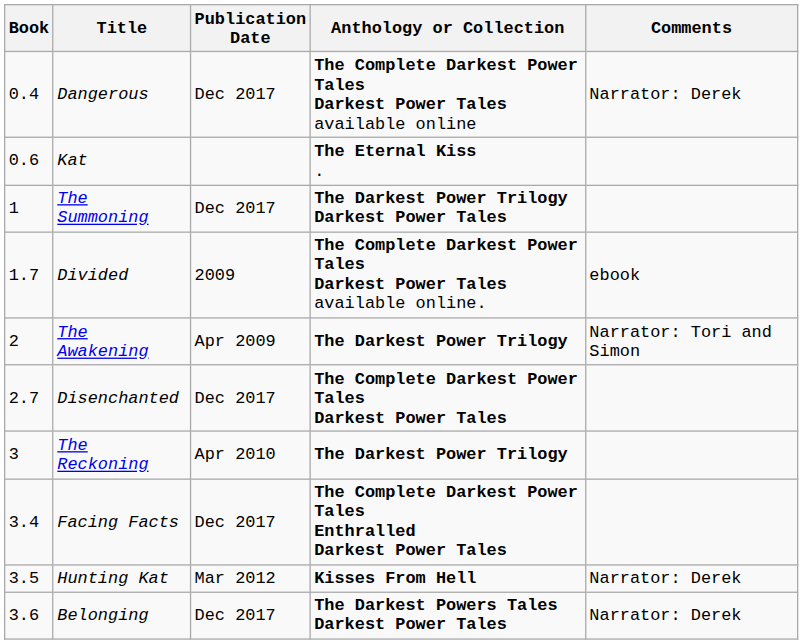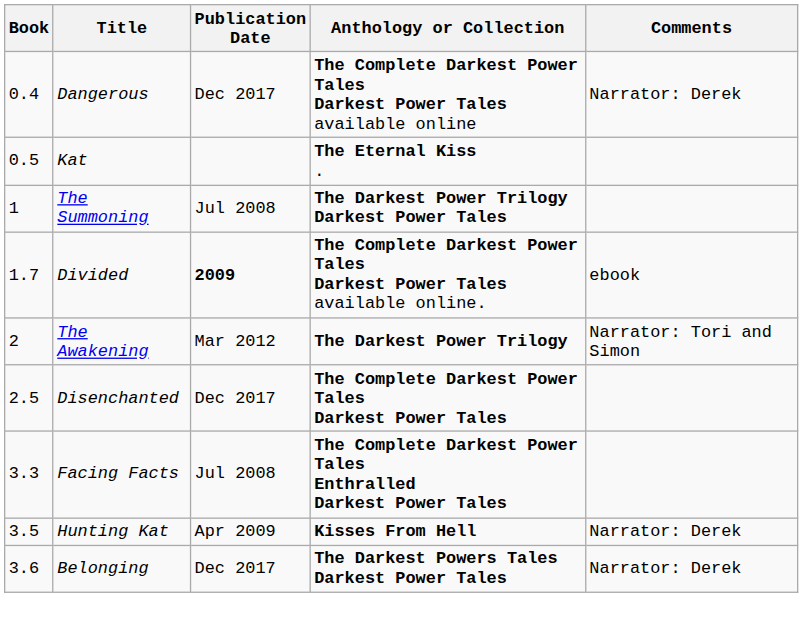(24, 161) 0.6 -> (24, 161) 0.5
(235, 208) Dec 2017 -> (235, 208) Jul 2008
(215, 275) normal -> (215, 275) bold
(235, 341) Apr 2009 -> (235, 341) Mar 2012
(24, 398) 2.7 -> (24, 398) 2.5
- row: (103, 455)
(24, 522) 3.4 -> (24, 474) 3.3
(235, 522) Dec 2017 -> (235, 474) Jul 2008
(235, 578) Mar 2012 -> (235, 531) Apr 2009
